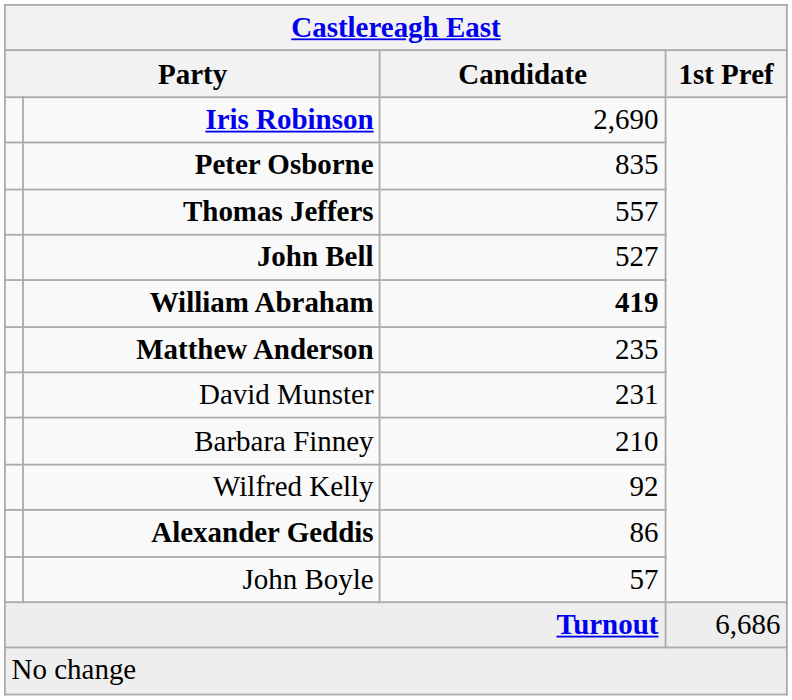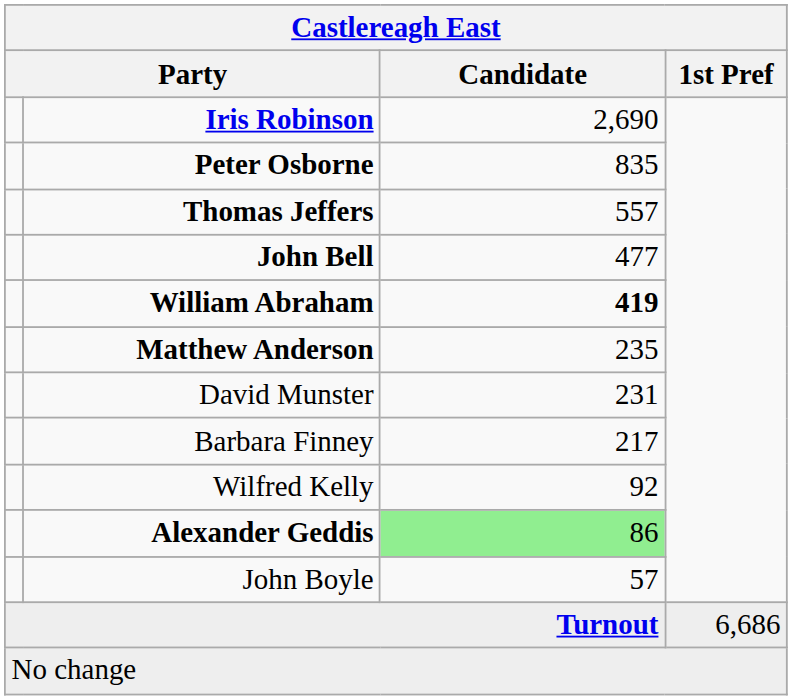(637, 257) 527 -> (637, 257) 477
(637, 440) 210 -> (637, 440) 217
(644, 532) no background -> (644, 532) lightgreen background
